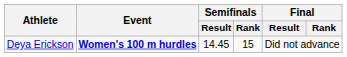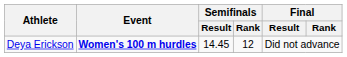(248, 45) 15 -> (248, 45) 12
